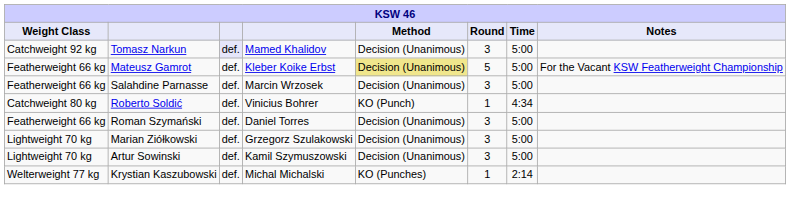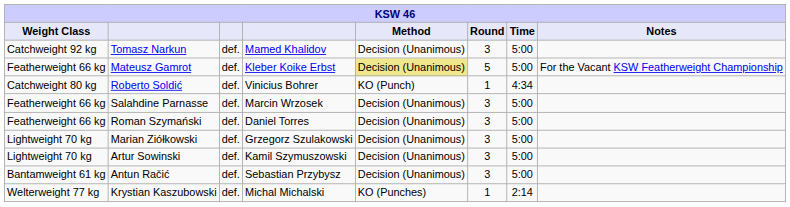(231, 49) lavender background -> (231, 49) no background
rows swapped: (159, 85) <-> (146, 103)
+ row: (140, 175)
